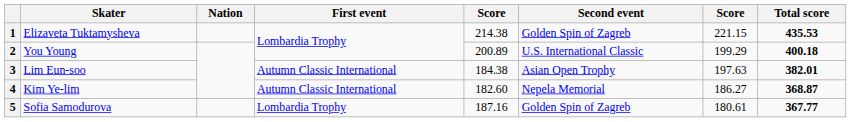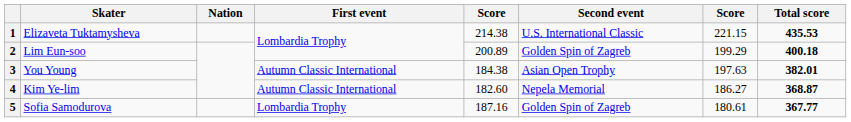(576, 32) Golden Spin of Zagreb -> (583, 32) U.S. International Classic
(50, 51) You Young -> (55, 51) Lim Eun-soo
(583, 51) U.S. International Classic -> (576, 51) Golden Spin of Zagreb
(55, 70) Lim Eun-soo -> (50, 70) You Young
